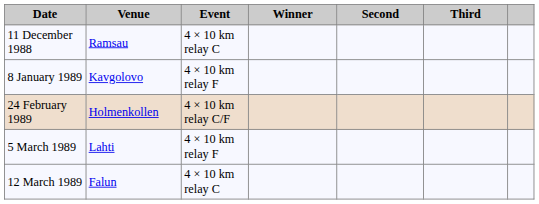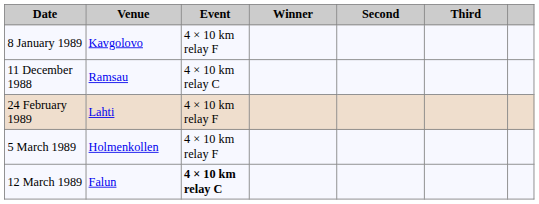rows swapped: (40, 42) <-> (45, 77)
(124, 112) Holmenkollen -> (102, 112) Lahti
(209, 112) 4 × 10 km relay C/F -> (209, 112) 4 × 10 km relay F
(102, 146) Lahti -> (124, 146) Holmenkollen
(209, 181) normal -> (210, 181) bold
